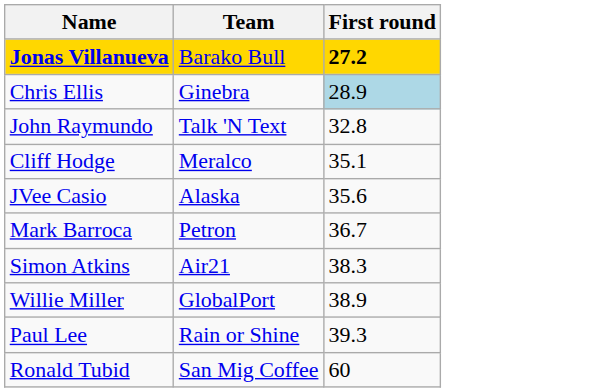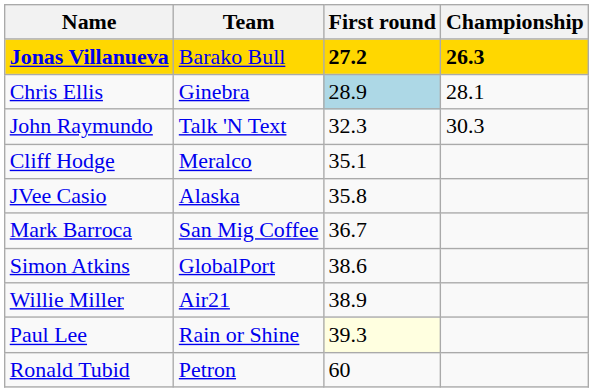+ column: (515, 21)
(348, 126) 32.8 -> (348, 126) 32.3
(348, 195) 35.6 -> (348, 195) 35.8
(207, 230) Petron -> (249, 230) San Mig Coffee
(204, 265) Air21 -> (227, 265) GlobalPort
(348, 265) 38.3 -> (348, 265) 38.6
(227, 299) GlobalPort -> (204, 299) Air21
(348, 334) no background -> (348, 334) lightyellow background
(249, 369) San Mig Coffee -> (207, 369) Petron
